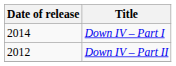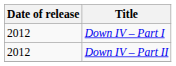(19, 33) 2014 -> (19, 33) 2012
